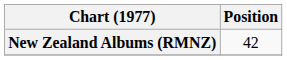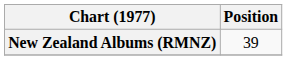(251, 42) 42 -> (251, 42) 39
